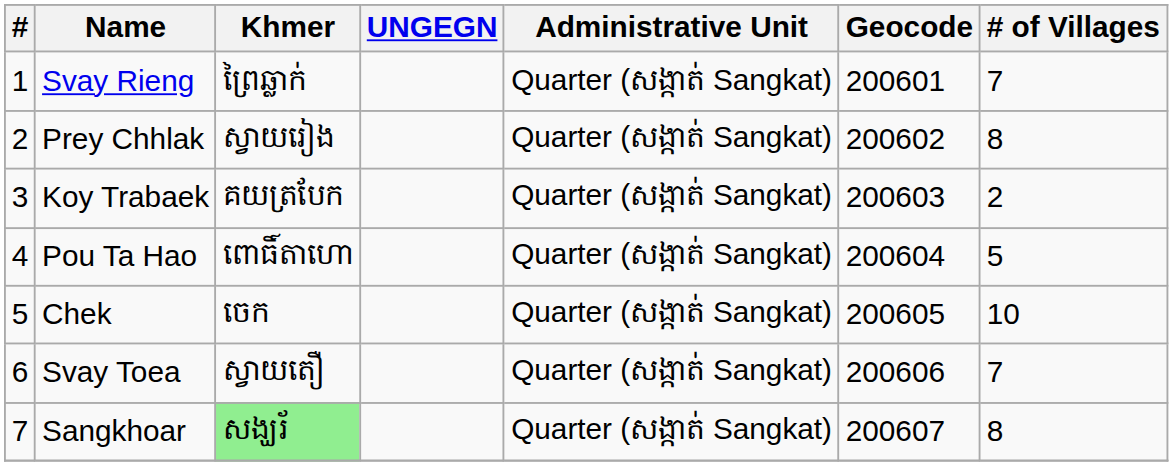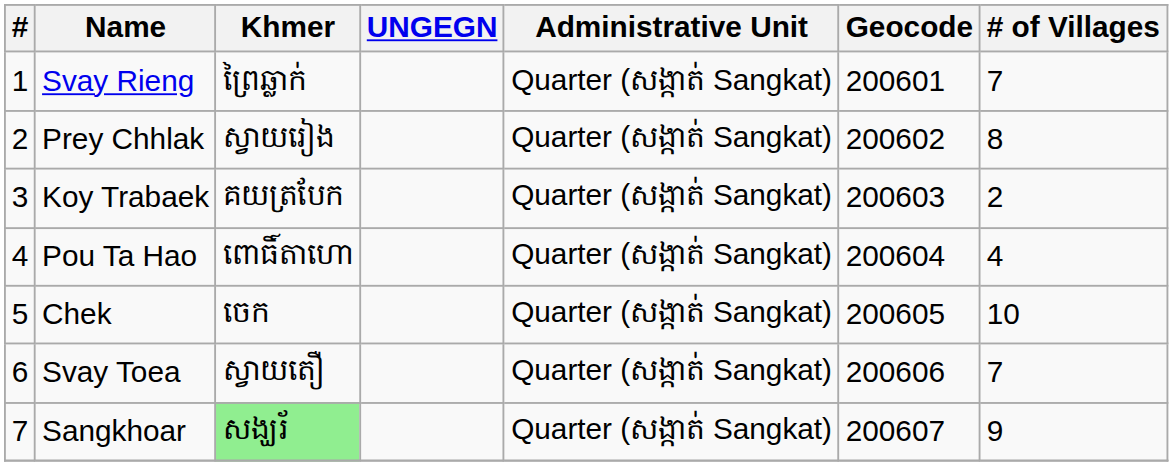(995, 255) 5 -> (995, 255) 4
(995, 431) 8 -> (995, 431) 9
